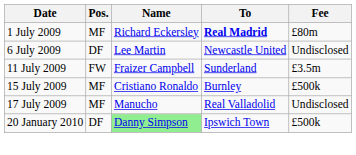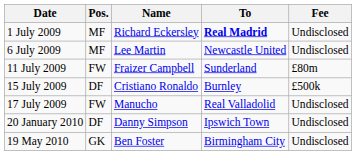(305, 31) £80m -> (320, 31) Undisclosed
(96, 50) DF -> (97, 50) MF
(306, 68) £3.5m -> (305, 68) £80m
(97, 86) MF -> (96, 86) DF
(97, 104) MF -> (97, 104) FW
(151, 123) lightgreen background -> (151, 123) no background
(306, 123) £500k -> (320, 123) Undisclosed
+ row: (38, 141)
